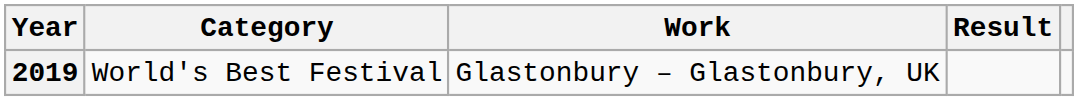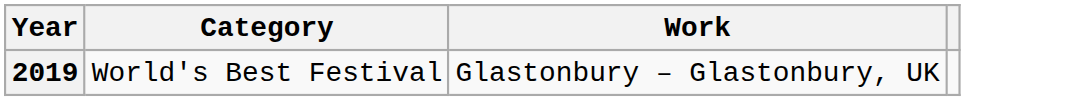- column: (1003, 28)
